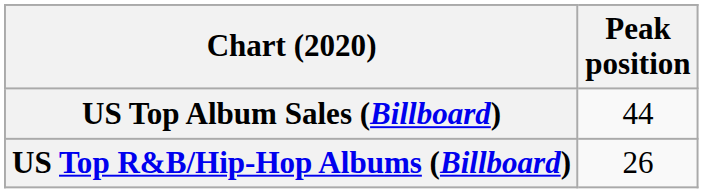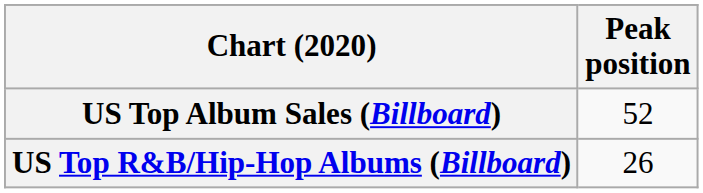(638, 113) 44 -> (638, 113) 52
